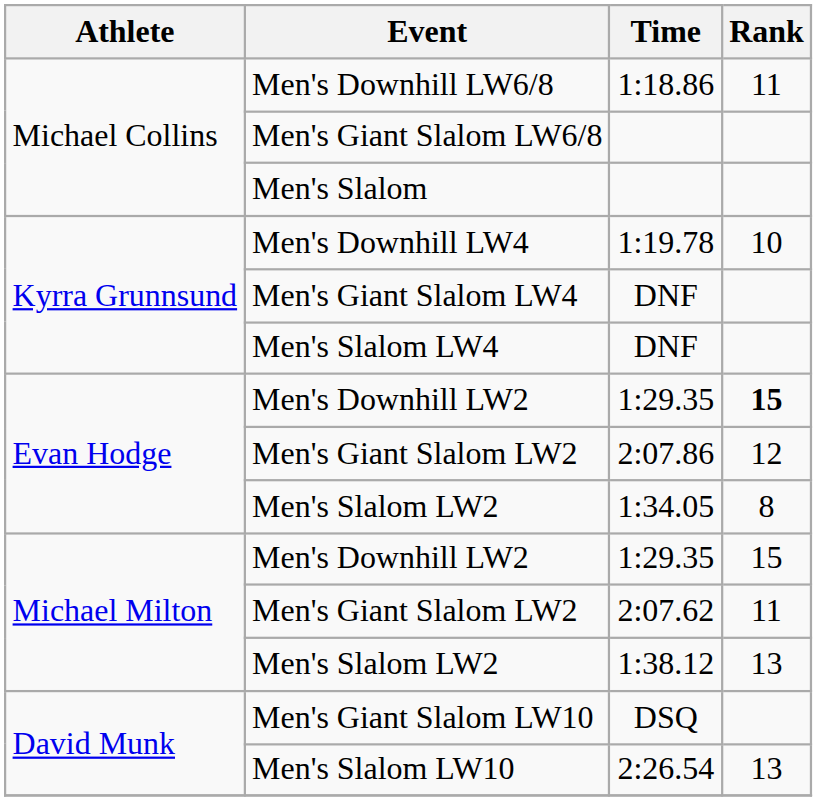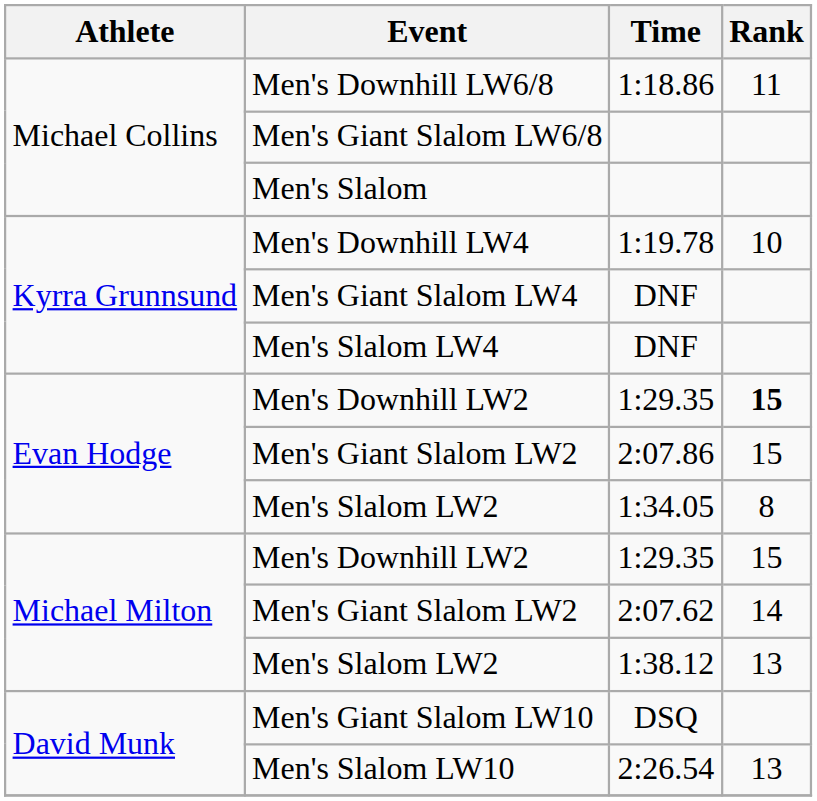(766, 453) 12 -> (766, 453) 15
(766, 611) 11 -> (766, 611) 14
